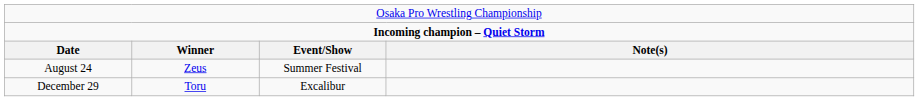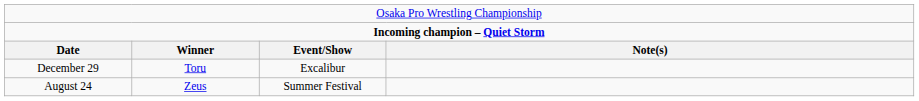rows swapped: (68, 68) <-> (68, 86)
